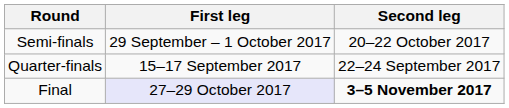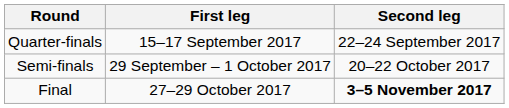rows swapped: (55, 66) <-> (55, 41)
(220, 90) lavender background -> (220, 90) no background
